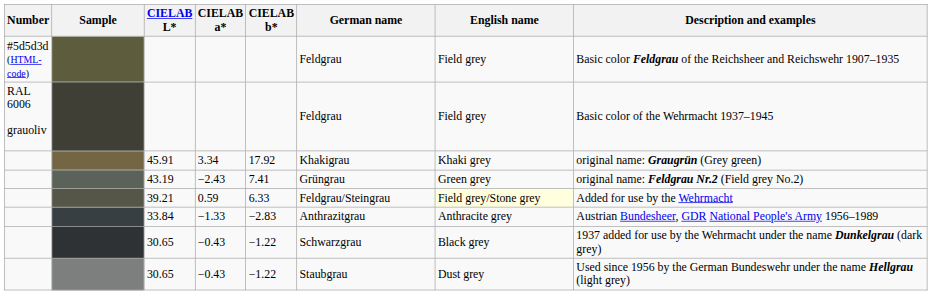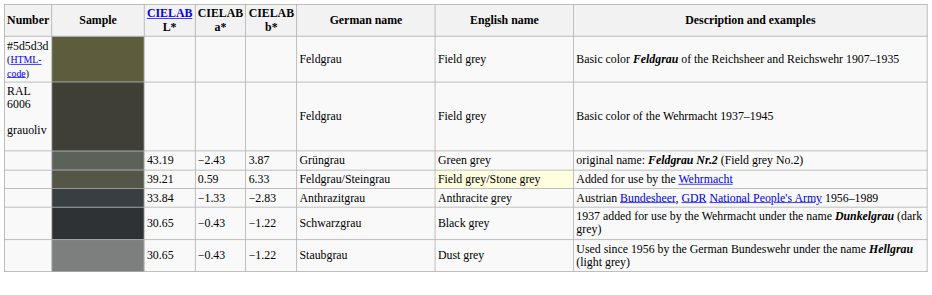- row: (28, 160)
(259, 179) 7.41 -> (259, 160) 3.87
